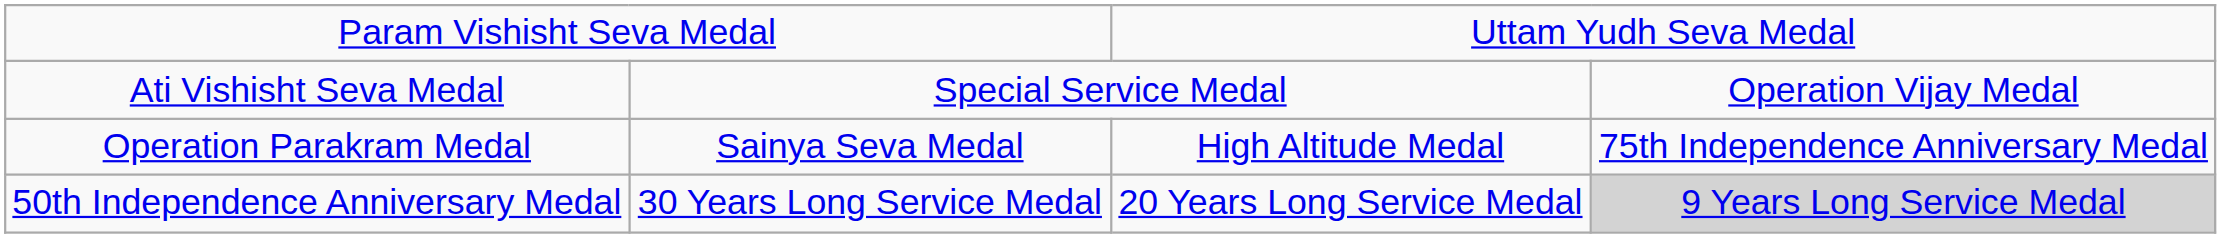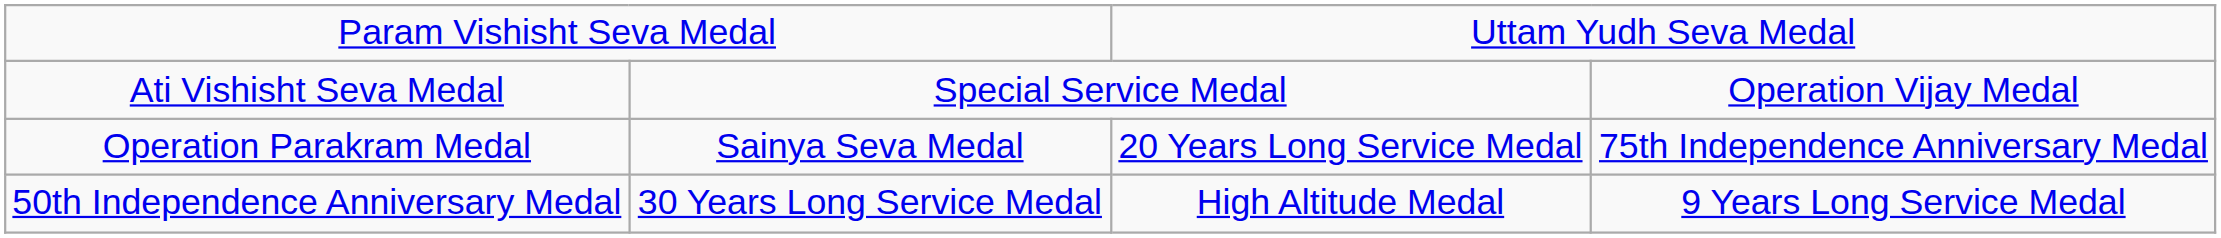(1350, 145) High Altitude Medal -> (1350, 145) 20 Years Long Service Medal
(1350, 202) 20 Years Long Service Medal -> (1350, 202) High Altitude Medal
(1903, 202) lightgrey background -> (1903, 202) no background
